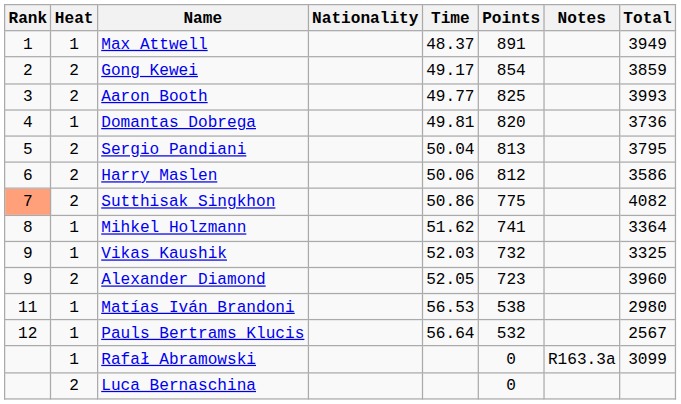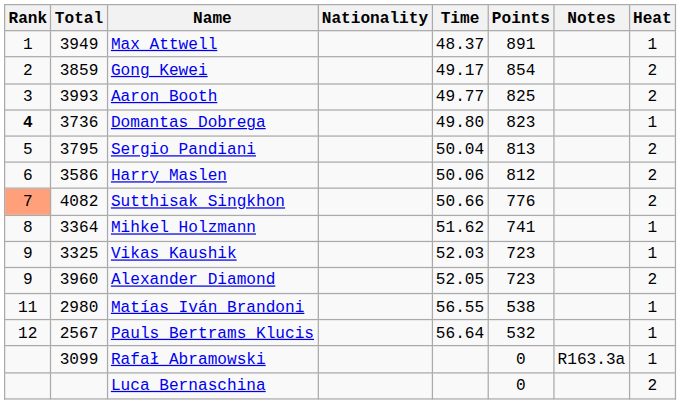columns swapped: (74, 18) <-> (647, 18)
(28, 123) normal -> (28, 123) bold
(450, 123) 49.81 -> (460, 123) 49.80
(511, 123) 820 -> (521, 123) 823
(450, 202) 50.86 -> (460, 202) 50.66
(511, 202) 775 -> (521, 202) 776
(511, 254) 732 -> (521, 254) 723
(450, 307) 56.53 -> (460, 307) 56.55
